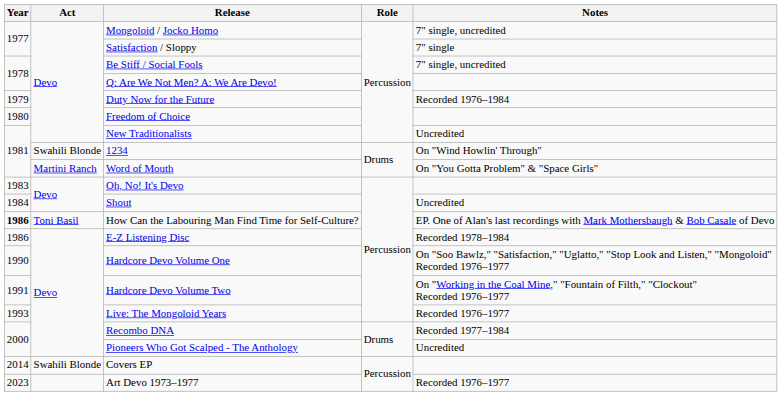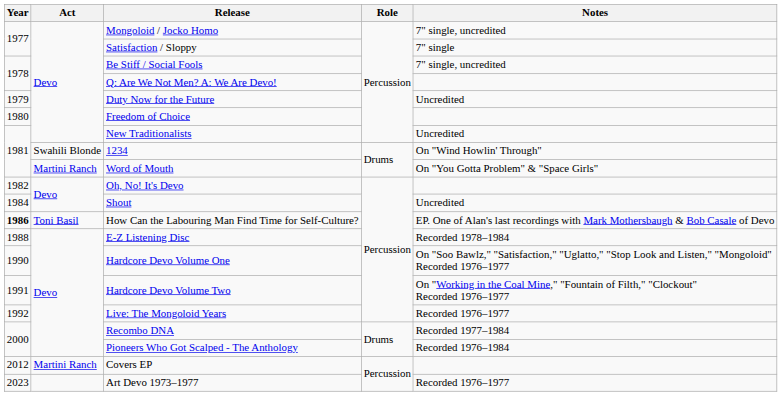(463, 99) Recorded 1976–1984 -> (440, 99) Uncredited
(18, 185) 1983 -> (18, 185) 1982
(18, 237) 1986 -> (18, 237) 1988
(18, 313) 1993 -> (18, 313) 1992
(440, 348) Uncredited -> (463, 348) Recorded 1976–1984
(18, 365) 2014 -> (18, 365) 2012
(67, 365) Swahili Blonde -> (65, 365) Martini Ranch
